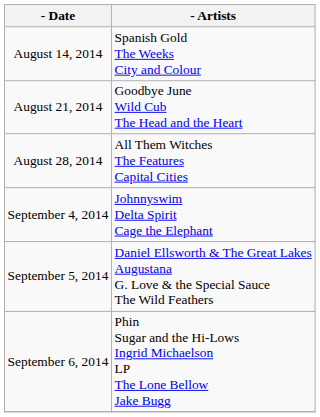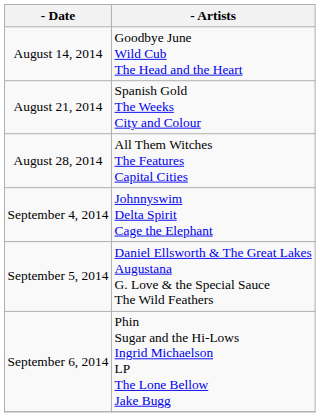(158, 53) Spanish Gold The Weeks City and Colour -> (179, 53) Goodbye June Wild Cub The Head and the Heart
(179, 107) Goodbye June Wild Cub The Head and the Heart -> (158, 107) Spanish Gold The Weeks City and Colour
